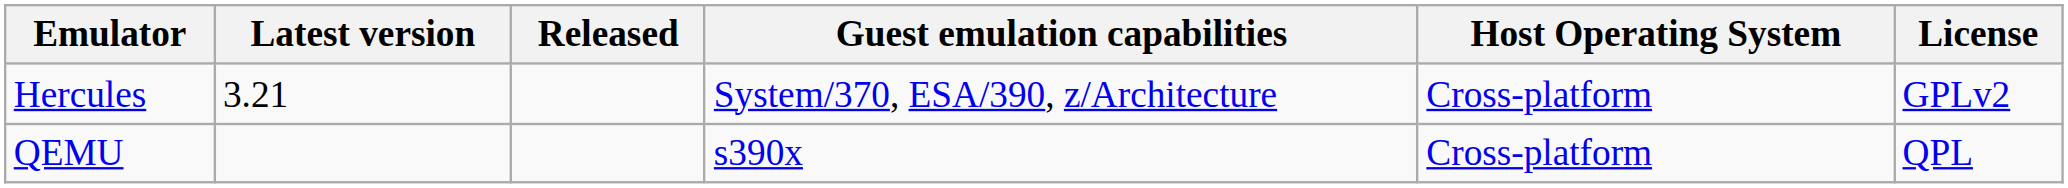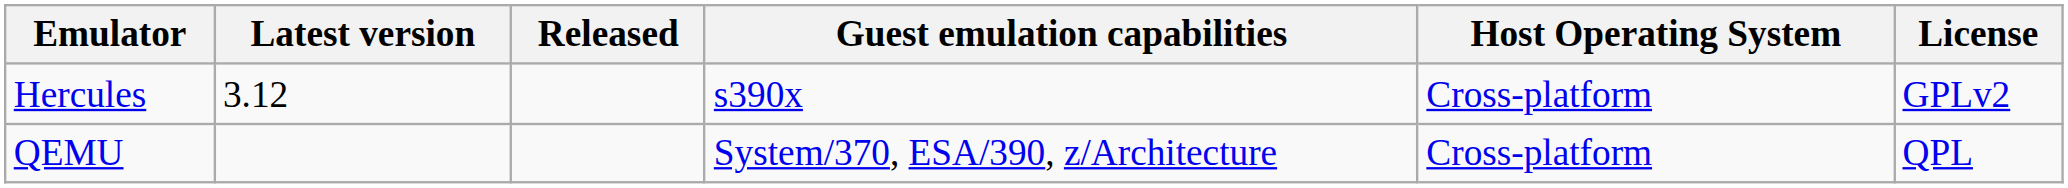(256, 93) 3.21 -> (256, 93) 3.12
(995, 93) System/370, ESA/390, z/Architecture -> (758, 93) s390x
(758, 152) s390x -> (995, 152) System/370, ESA/390, z/Architecture
